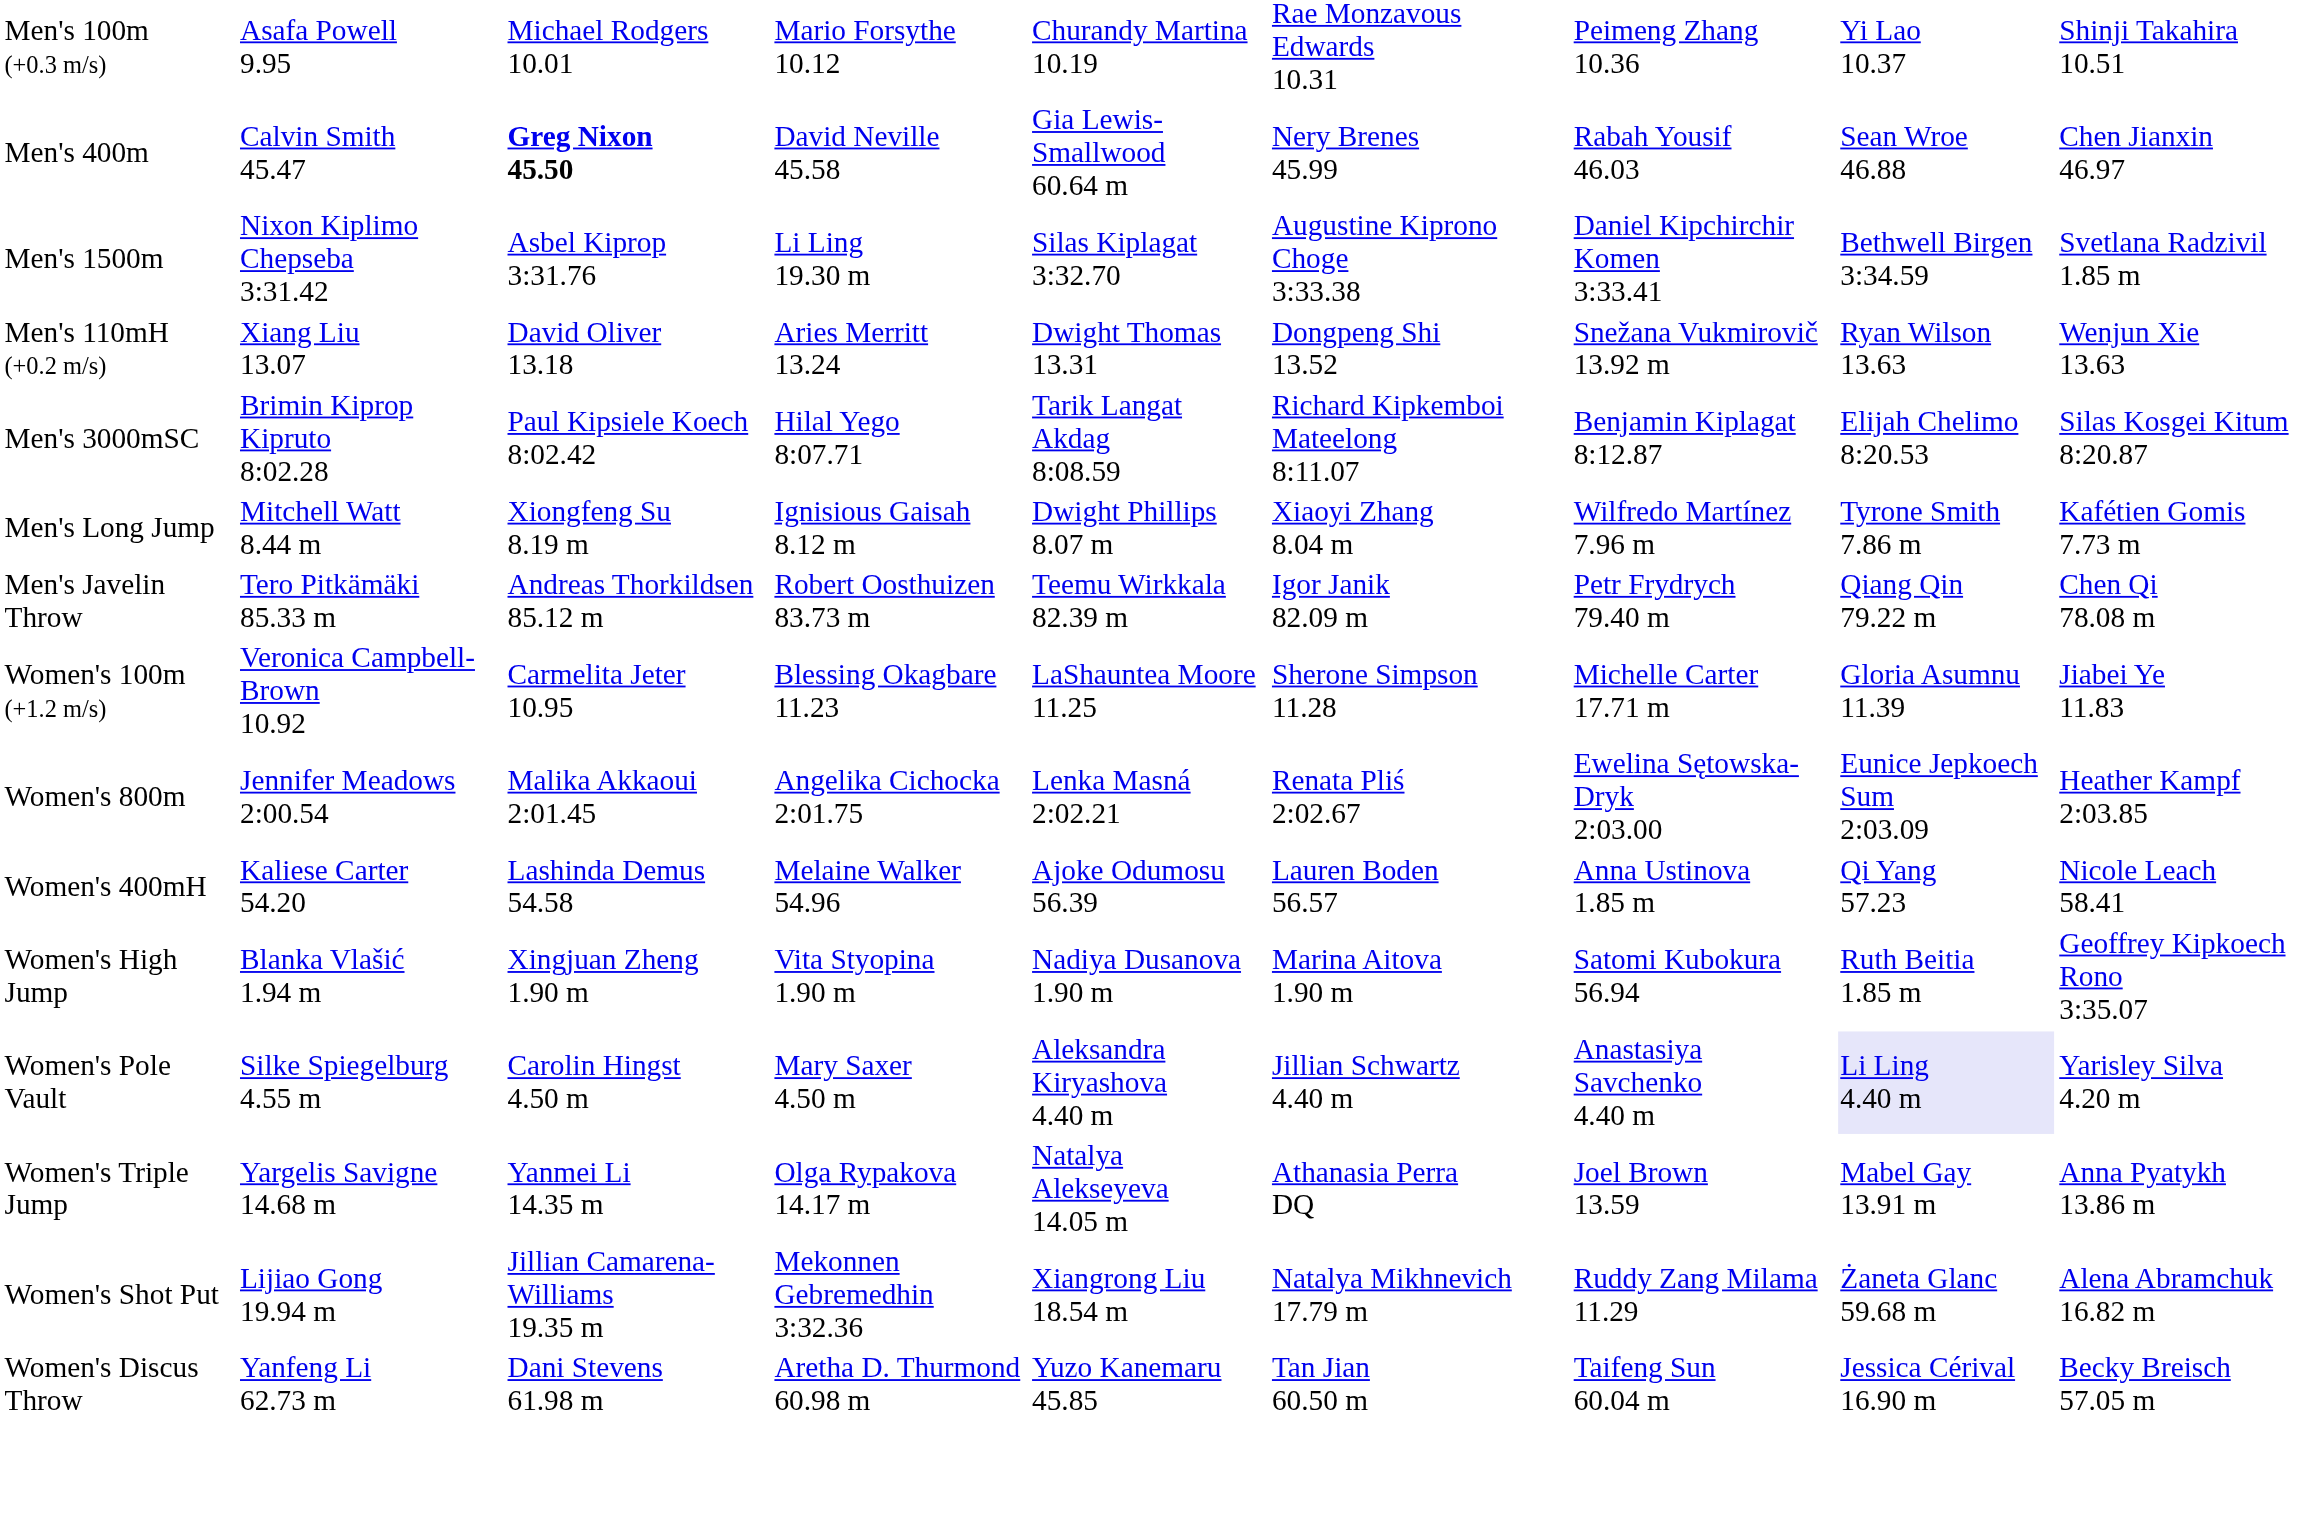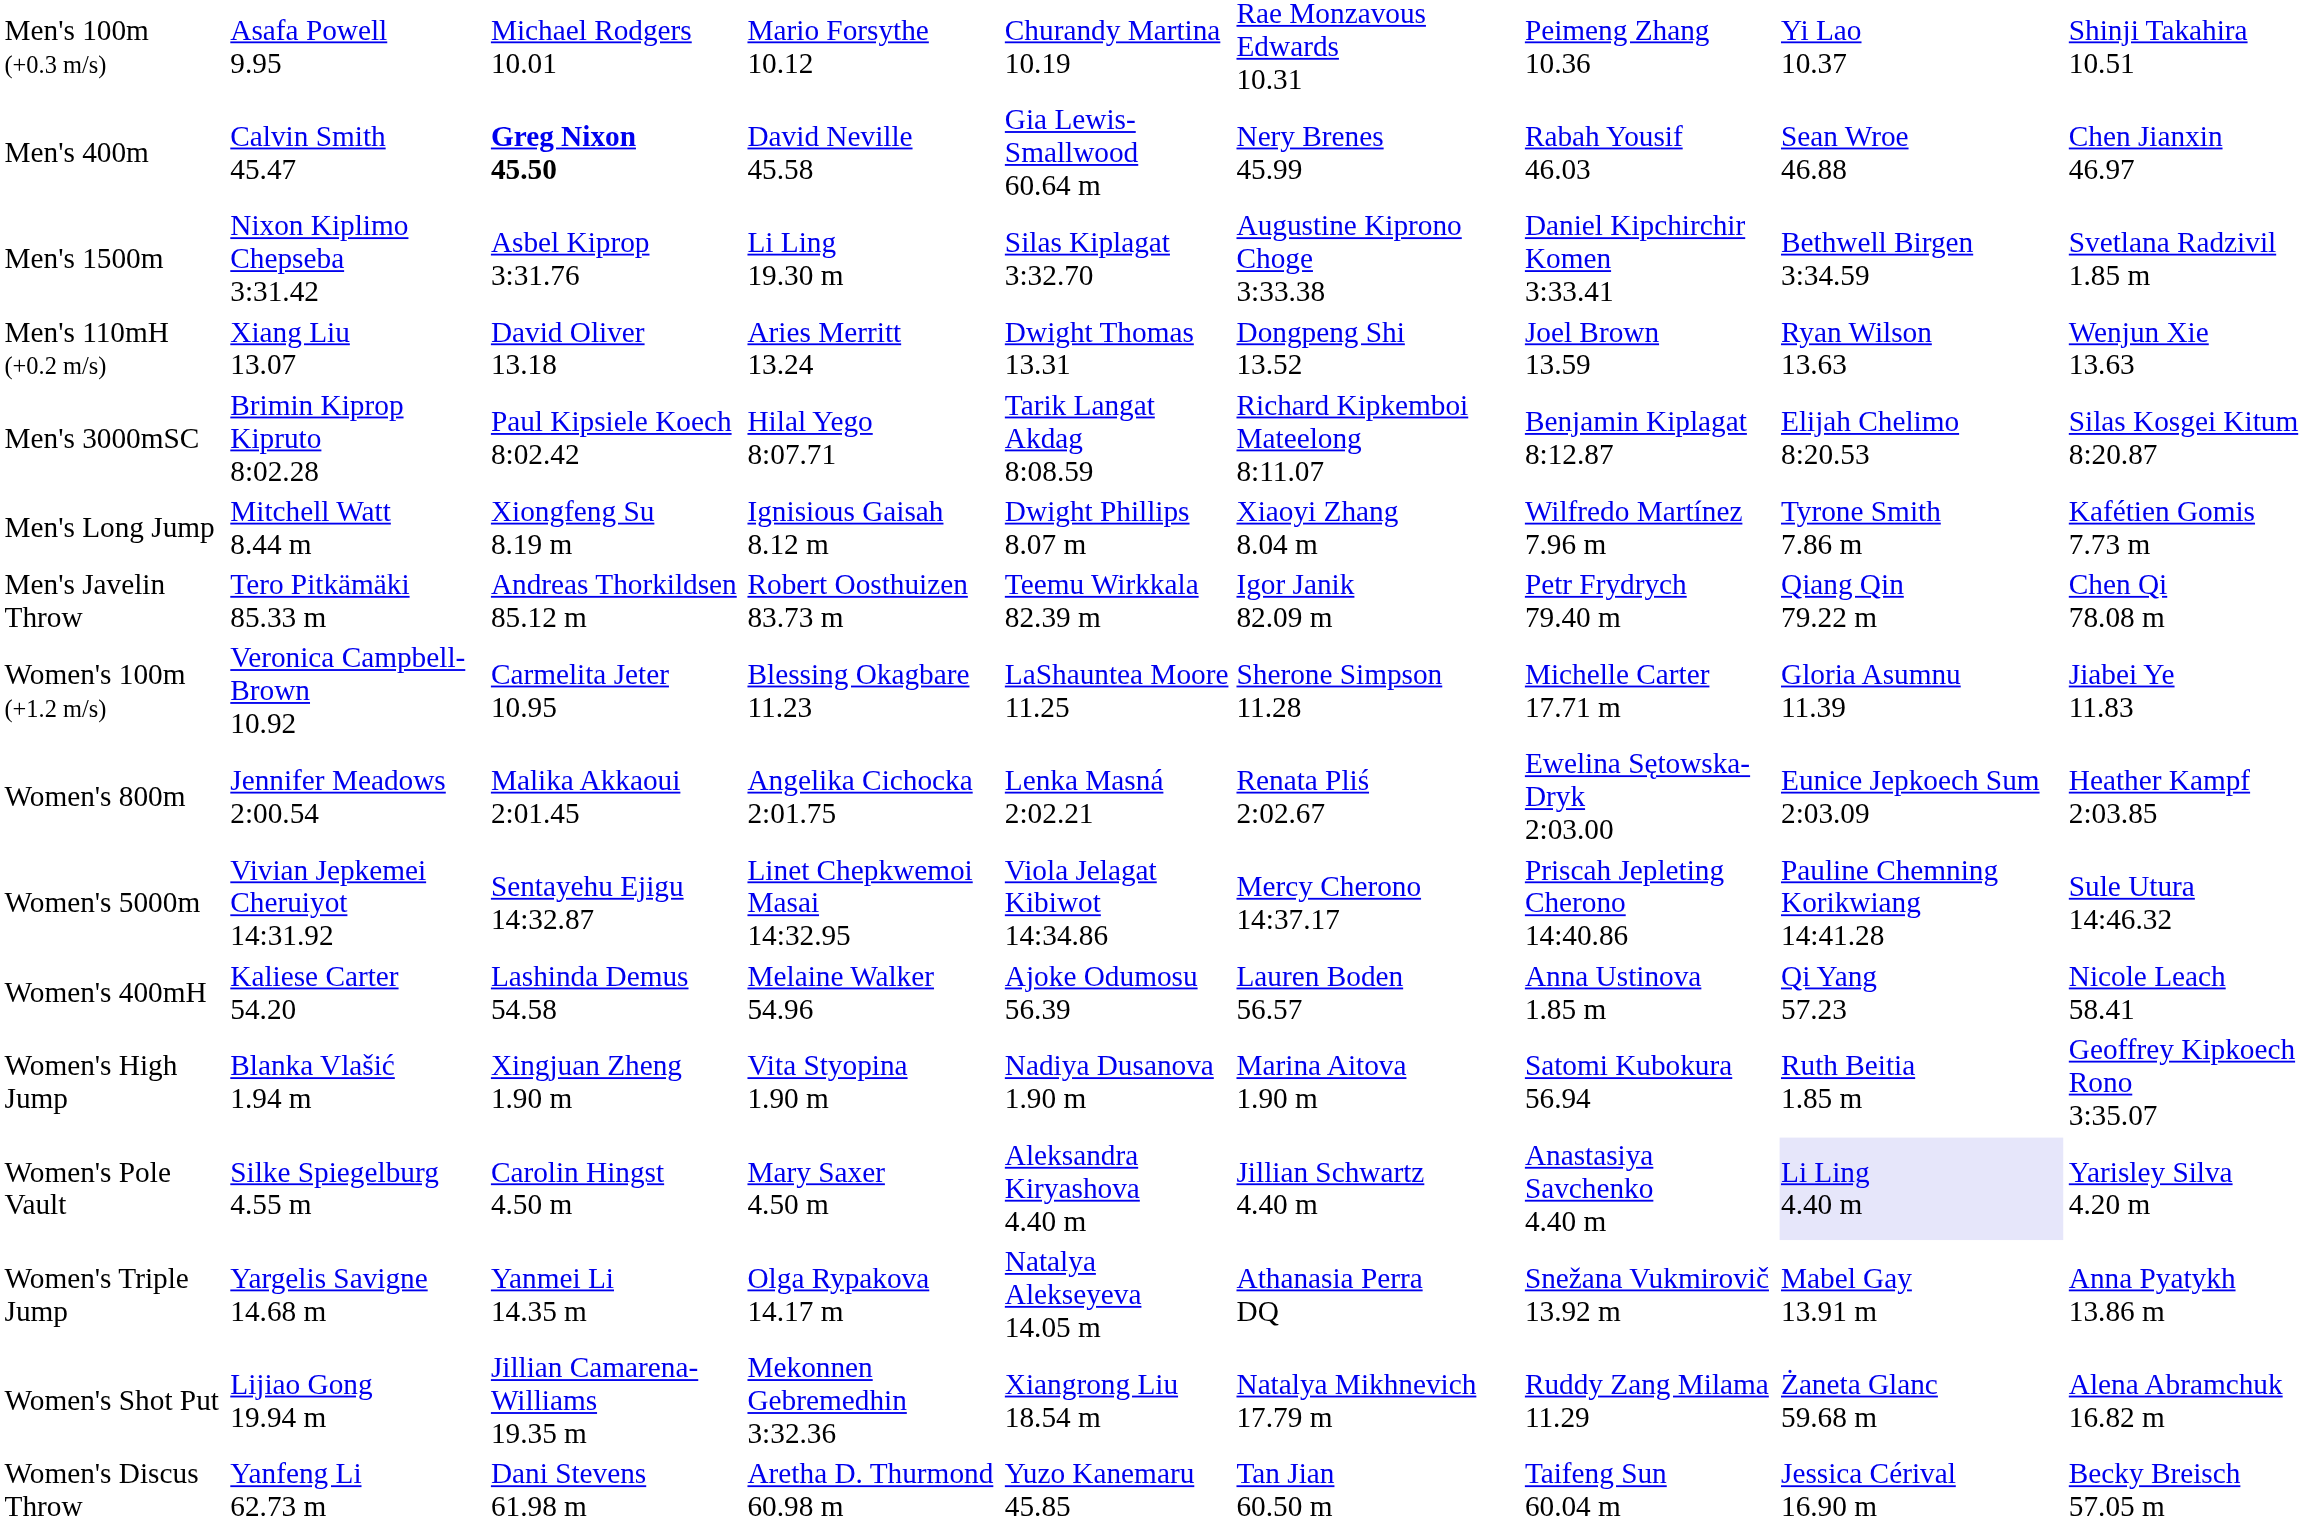(1696, 348) Snežana Vukmirovič 13.92 m -> (1592, 348) Joel Brown 13.59
+ row: (102, 902)
(1641, 1188) Joel Brown 13.59 -> (1647, 1294) Snežana Vukmirovič 13.92 m
